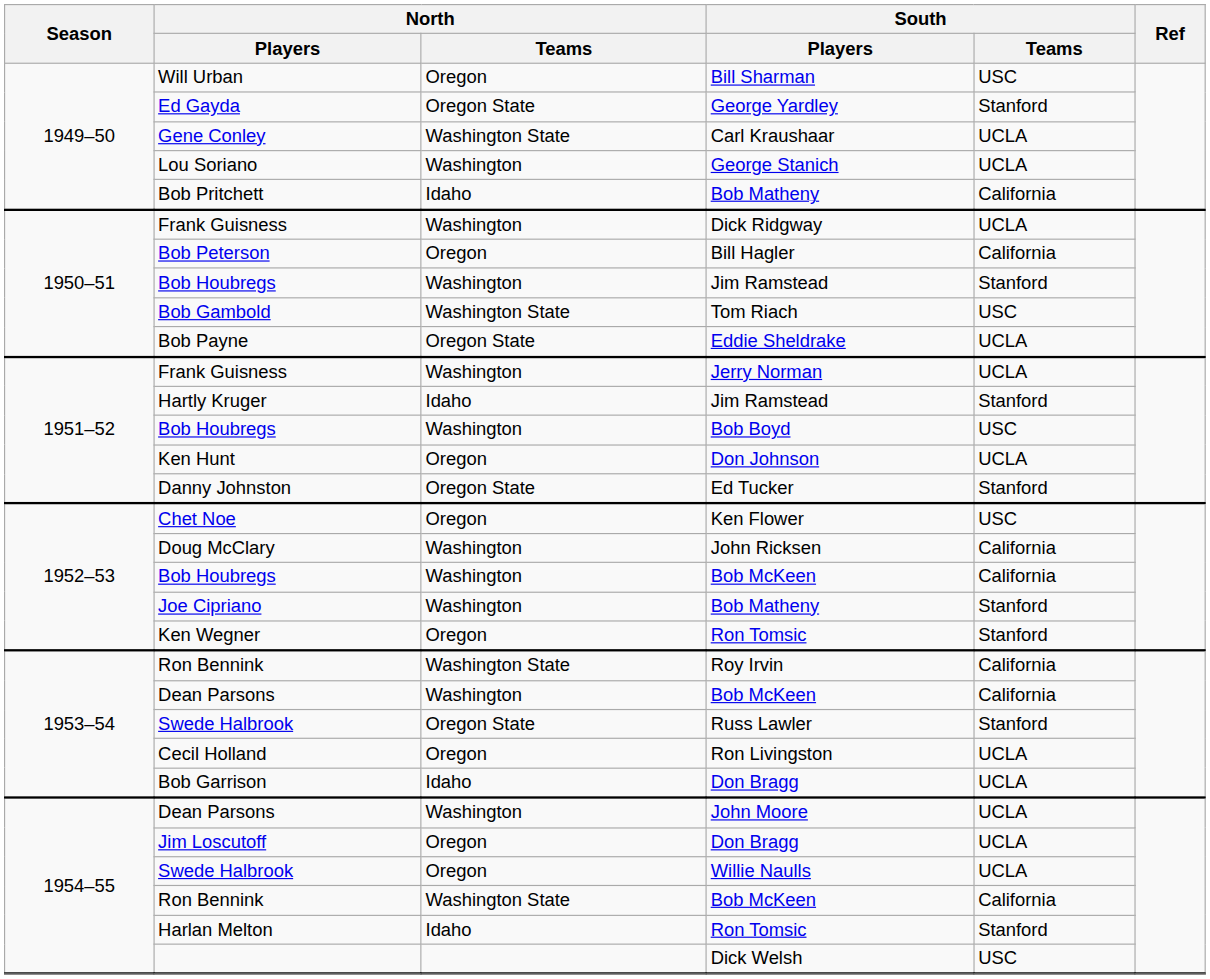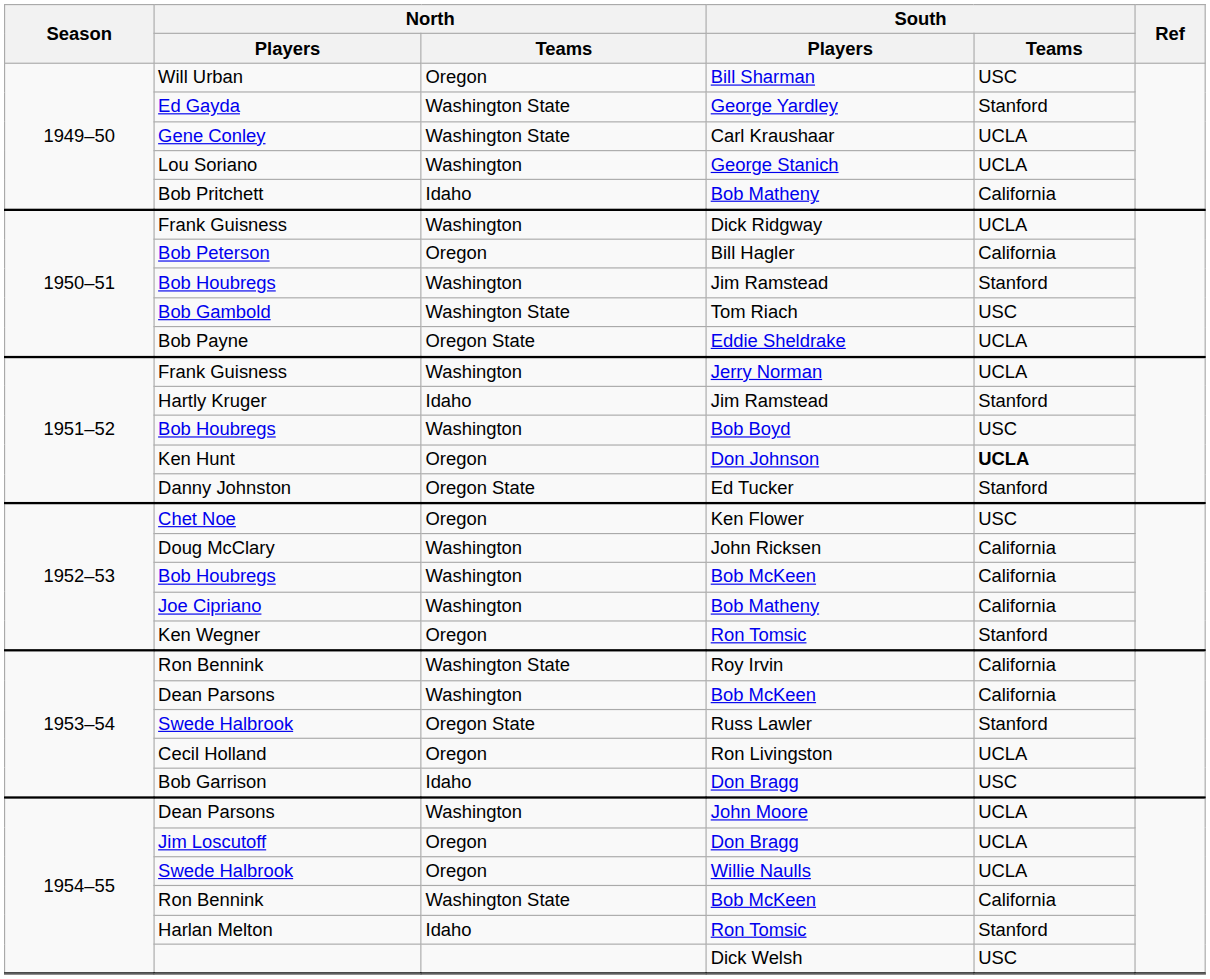(480, 106) Oregon State -> (498, 106) Washington State
(1003, 459) normal -> (1004, 459) bold
(1013, 606) Stanford -> (1017, 606) California
(1003, 782) UCLA -> (998, 782) USC
